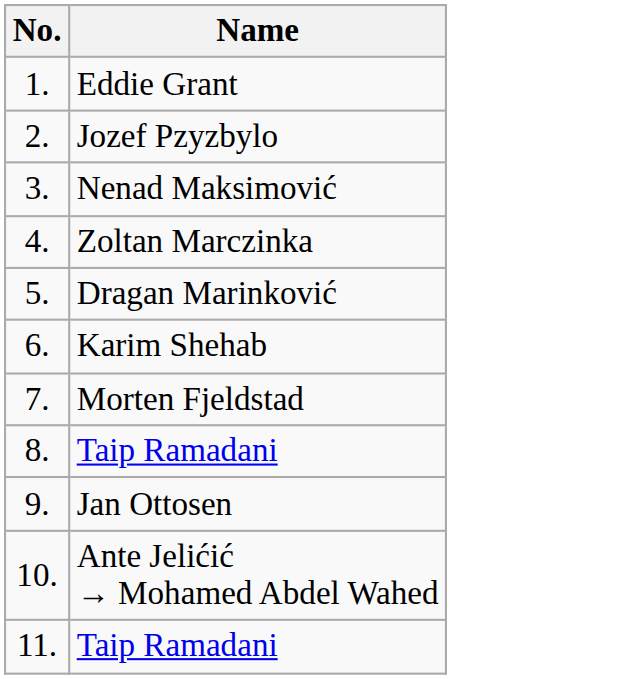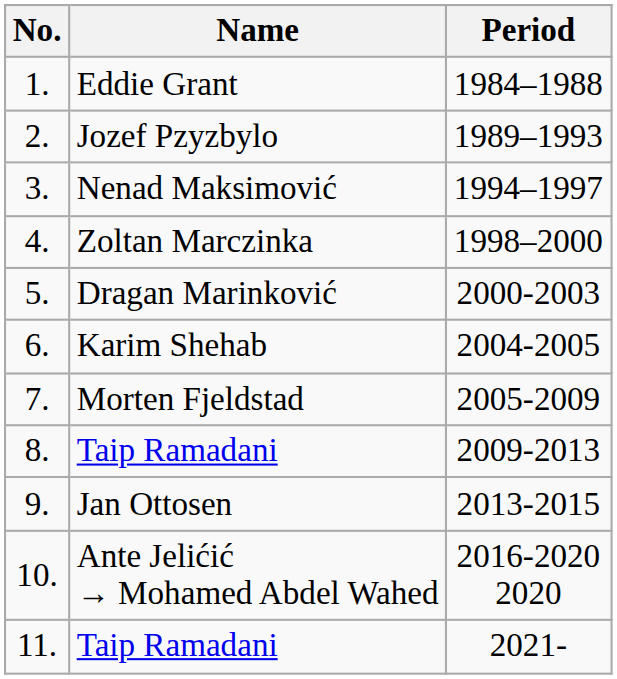+ column: (528, 30)
